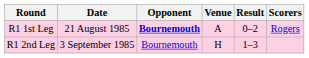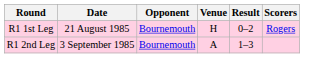(169, 28) bold -> (167, 28) normal
(218, 28) A -> (213, 28) H
(218, 45) H -> (213, 45) A
